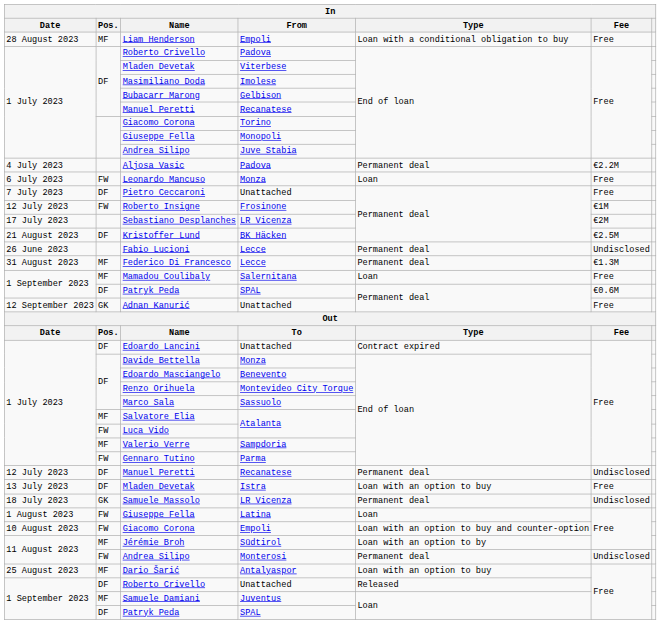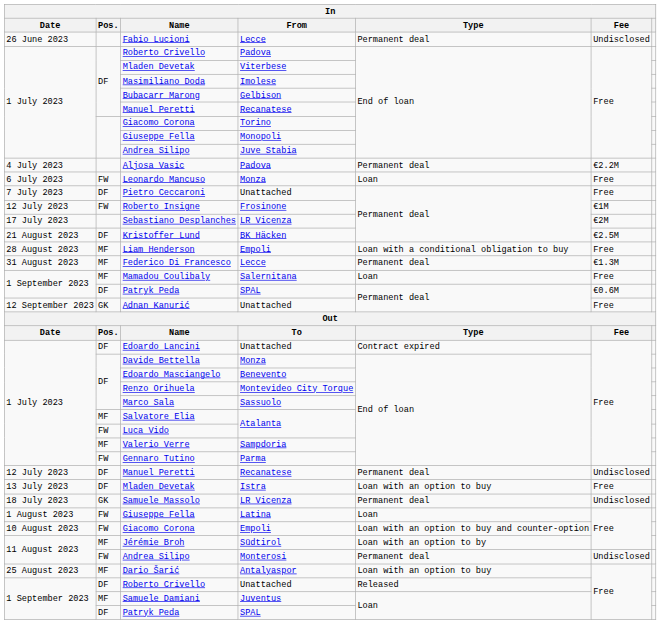rows swapped: (37, 249) <-> (42, 39)
